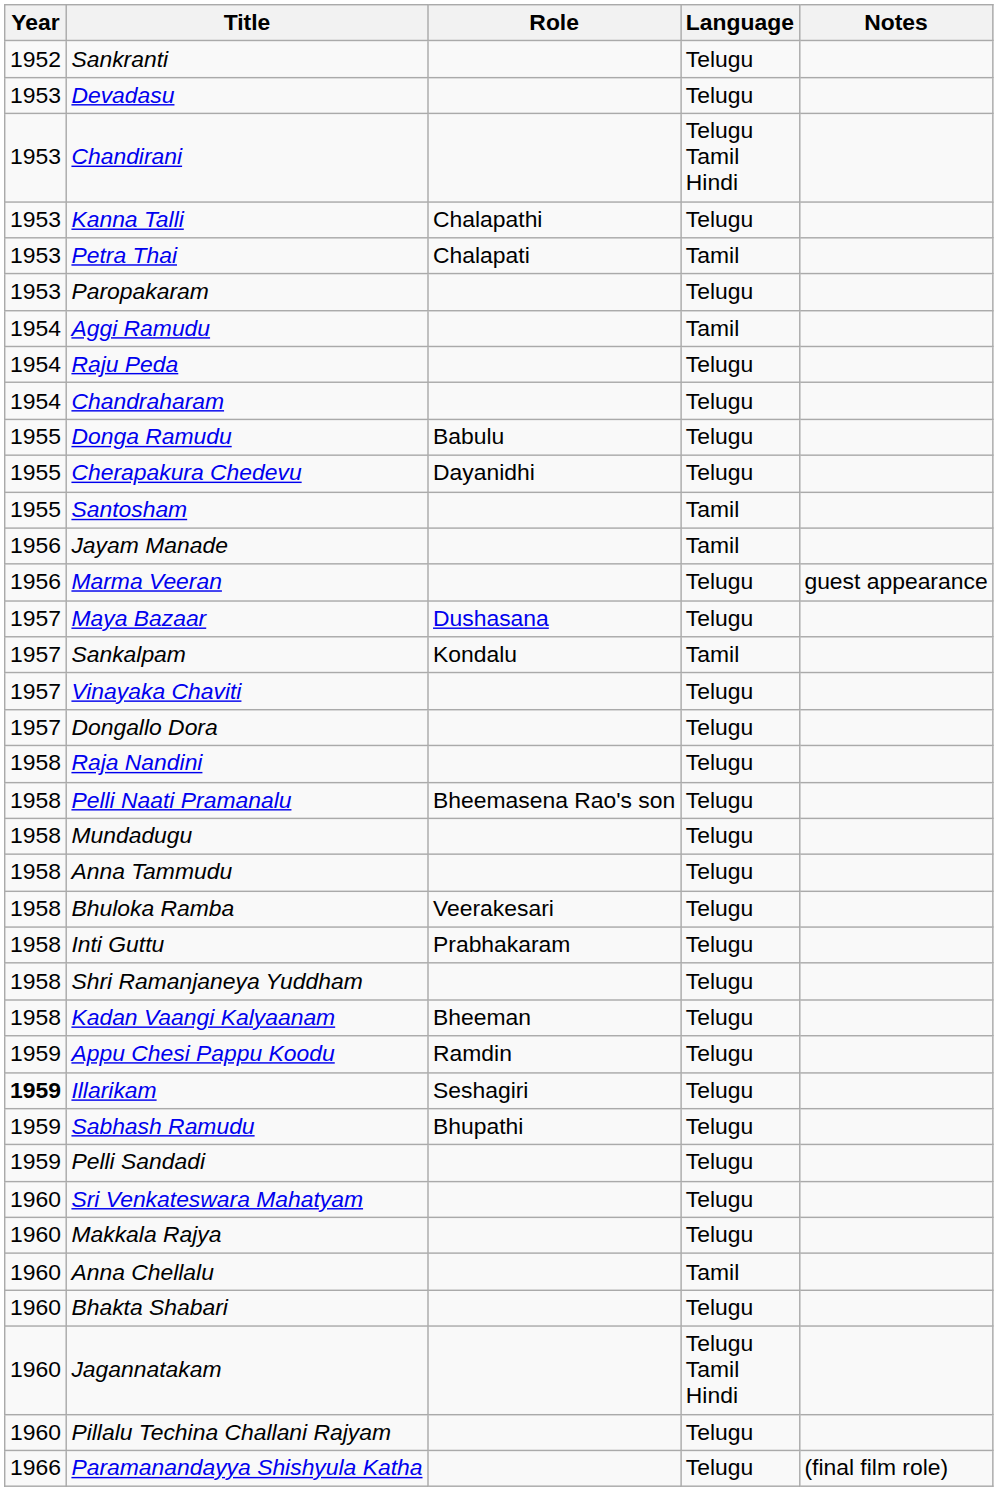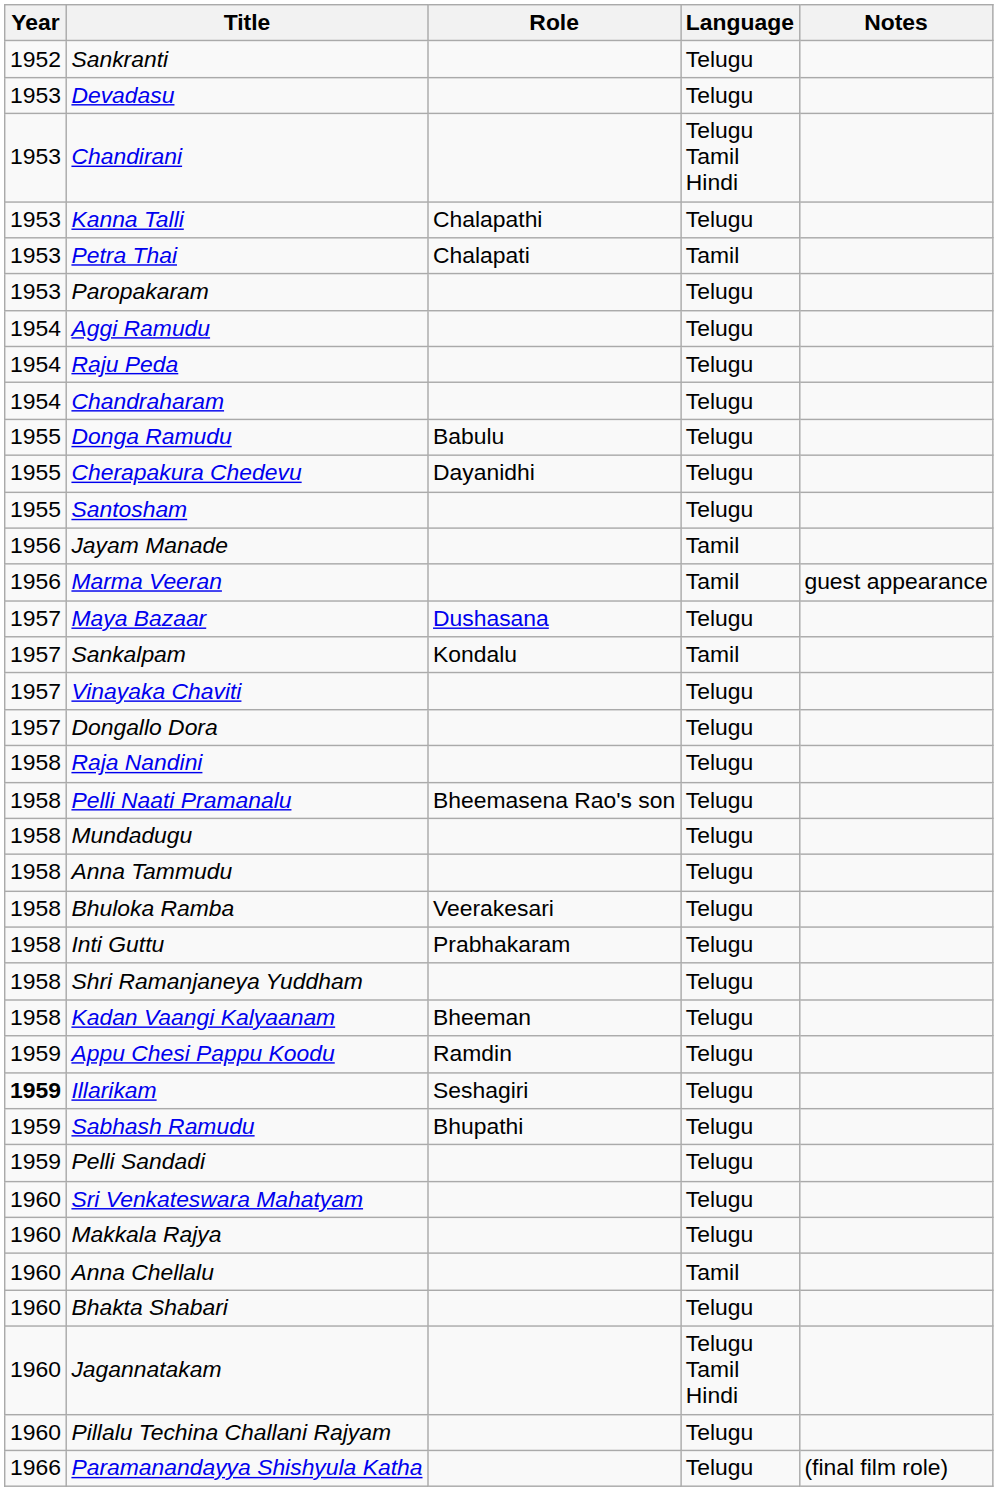(713, 328) Tamil -> (720, 328) Telugu
(713, 509) Tamil -> (720, 509) Telugu
(720, 582) Telugu -> (713, 582) Tamil
